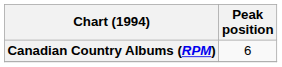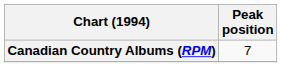(248, 51) 6 -> (248, 51) 7
